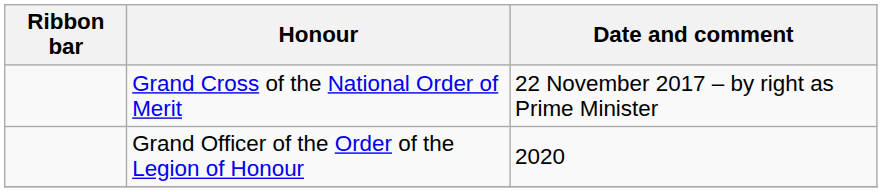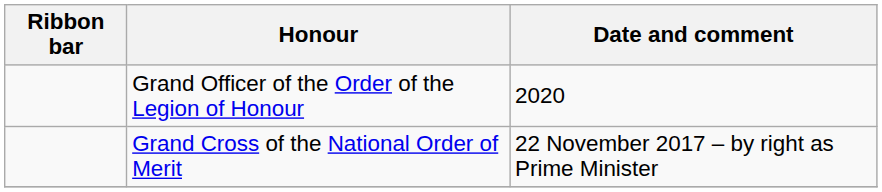rows swapped: (315, 95) <-> (293, 156)
